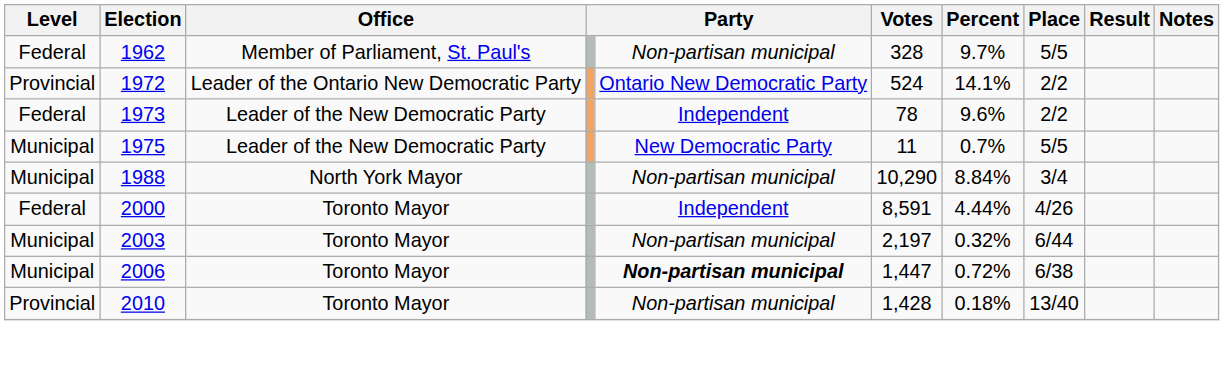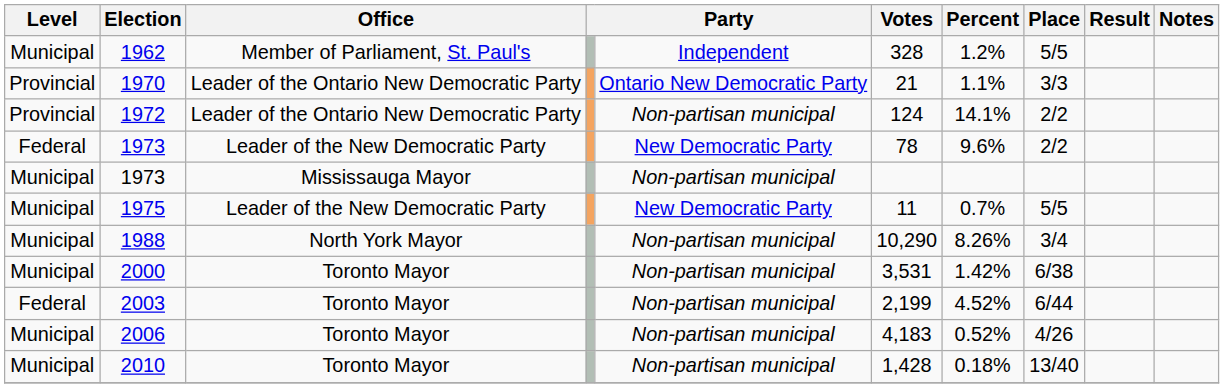(52, 51) Federal -> (52, 51) Municipal
(733, 51) Non-partisan municipal -> (733, 51) Independent
(983, 51) 9.7% -> (983, 51) 1.2%
+ row: (143, 83)
(733, 83) Ontario New Democratic Party -> (733, 114) Non-partisan municipal
(907, 83) 524 -> (907, 114) 124
(733, 114) Independent -> (733, 146) New Democratic Party
+ row: (143, 177)
(983, 177) 8.84% -> (983, 240) 8.26%
(52, 209) Federal -> (52, 271) Municipal
(733, 209) Independent -> (733, 271) Non-partisan municipal
(907, 209) 8,591 -> (907, 271) 3,531
(983, 209) 4.44% -> (983, 271) 1.42%
(1054, 209) 4/26 -> (1054, 271) 6/38
(52, 240) Municipal -> (52, 303) Federal
(907, 240) 2,197 -> (907, 303) 2,199
(983, 240) 0.32% -> (983, 303) 4.52%
(733, 271) bold -> (733, 334) normal
(907, 271) 1,447 -> (907, 334) 4,183
(983, 271) 0.72% -> (983, 334) 0.52%
(1054, 271) 6/38 -> (1054, 334) 4/26
(52, 303) Provincial -> (52, 366) Municipal
